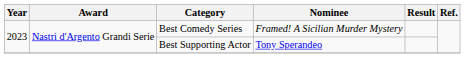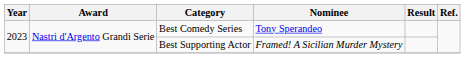(329, 28) Framed! A Sicilian Murder Mystery -> (289, 28) Tony Sperandeo
(289, 45) Tony Sperandeo -> (329, 45) Framed! A Sicilian Murder Mystery
